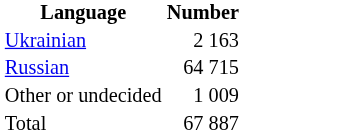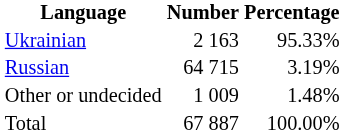+ column: (292, 12)
